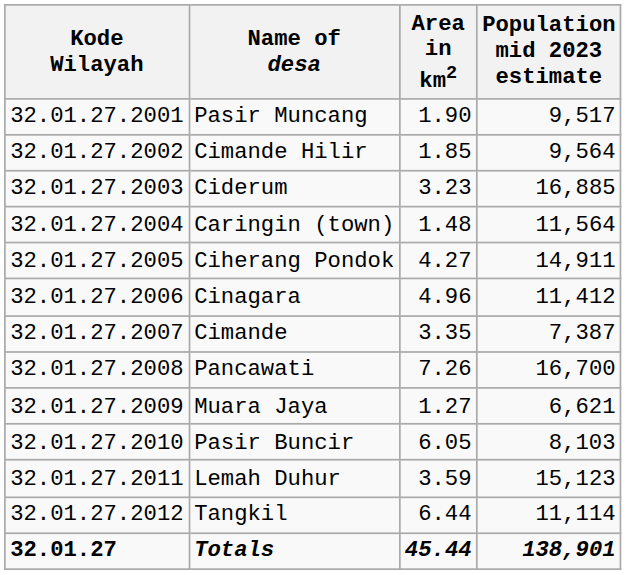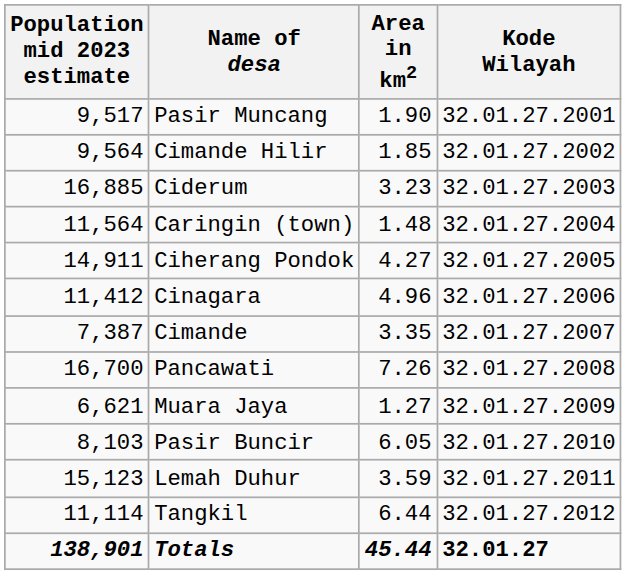columns swapped: (97, 51) <-> (549, 51)
